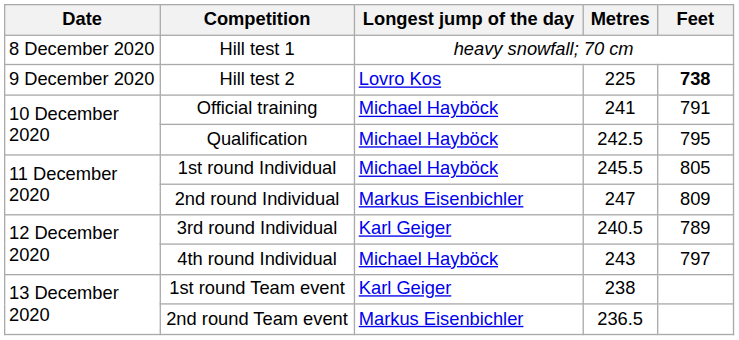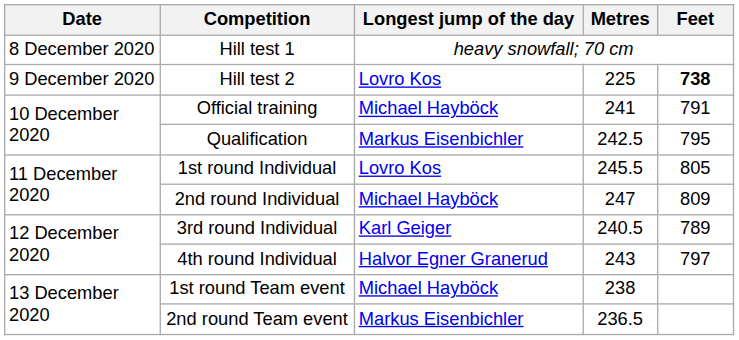(428, 138) Michael Hayböck -> (441, 138) Markus Eisenbichler
(428, 168) Michael Hayböck -> (400, 168) Lovro Kos
(441, 198) Markus Eisenbichler -> (428, 198) Michael Hayböck
(428, 258) Michael Hayböck -> (453, 258) Halvor Egner Granerud
(405, 288) Karl Geiger -> (428, 288) Michael Hayböck
